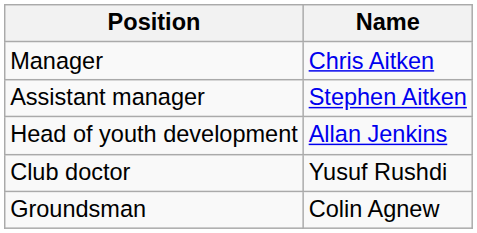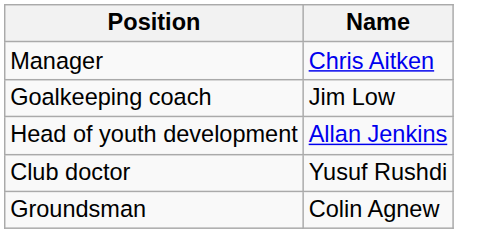- row: (108, 97)
+ row: (111, 97)
